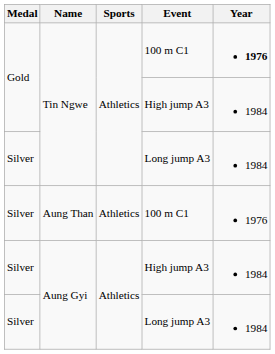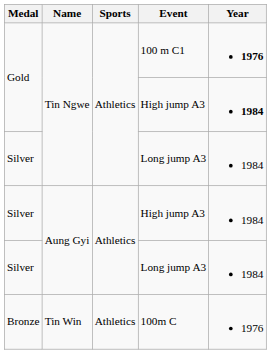(241, 111) normal -> (237, 111) bold
- row: (68, 213)
+ row: (63, 322)
